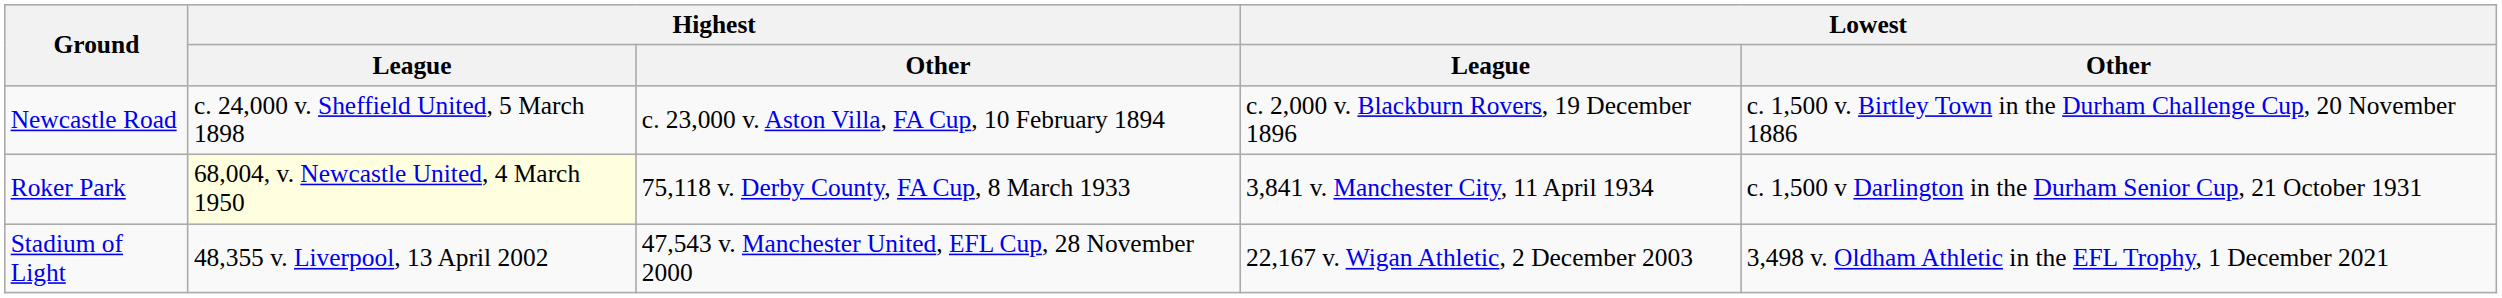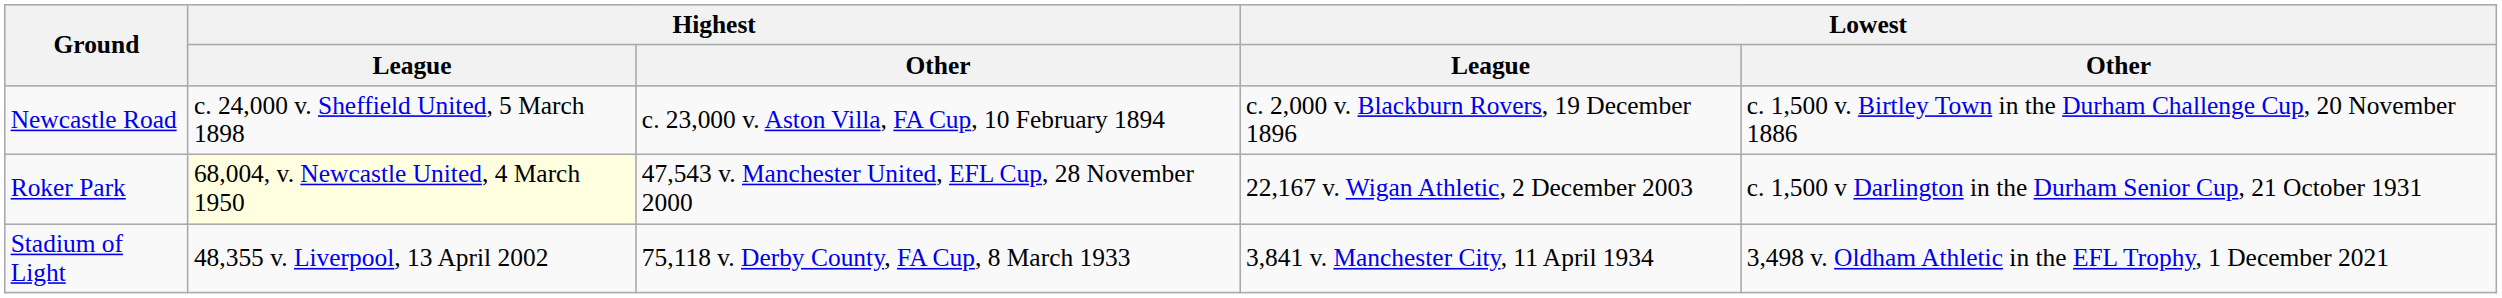(886, 188) 75,118 v. Derby County, FA Cup, 8 March 1933 -> (918, 188) 47,543 v. Manchester United, EFL Cup, 28 November 2000
(1450, 188) 3,841 v. Manchester City, 11 April 1934 -> (1469, 188) 22,167 v. Wigan Athletic, 2 December 2003
(918, 257) 47,543 v. Manchester United, EFL Cup, 28 November 2000 -> (886, 257) 75,118 v. Derby County, FA Cup, 8 March 1933
(1469, 257) 22,167 v. Wigan Athletic, 2 December 2003 -> (1450, 257) 3,841 v. Manchester City, 11 April 1934
